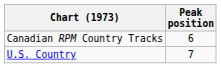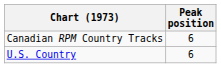(191, 55) 7 -> (191, 55) 6
